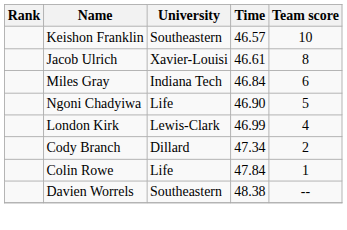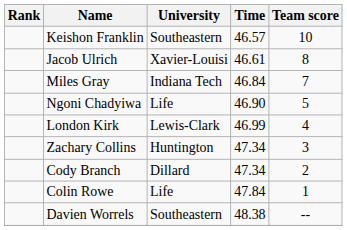(305, 81) 6 -> (305, 81) 7
+ row: (91, 147)
